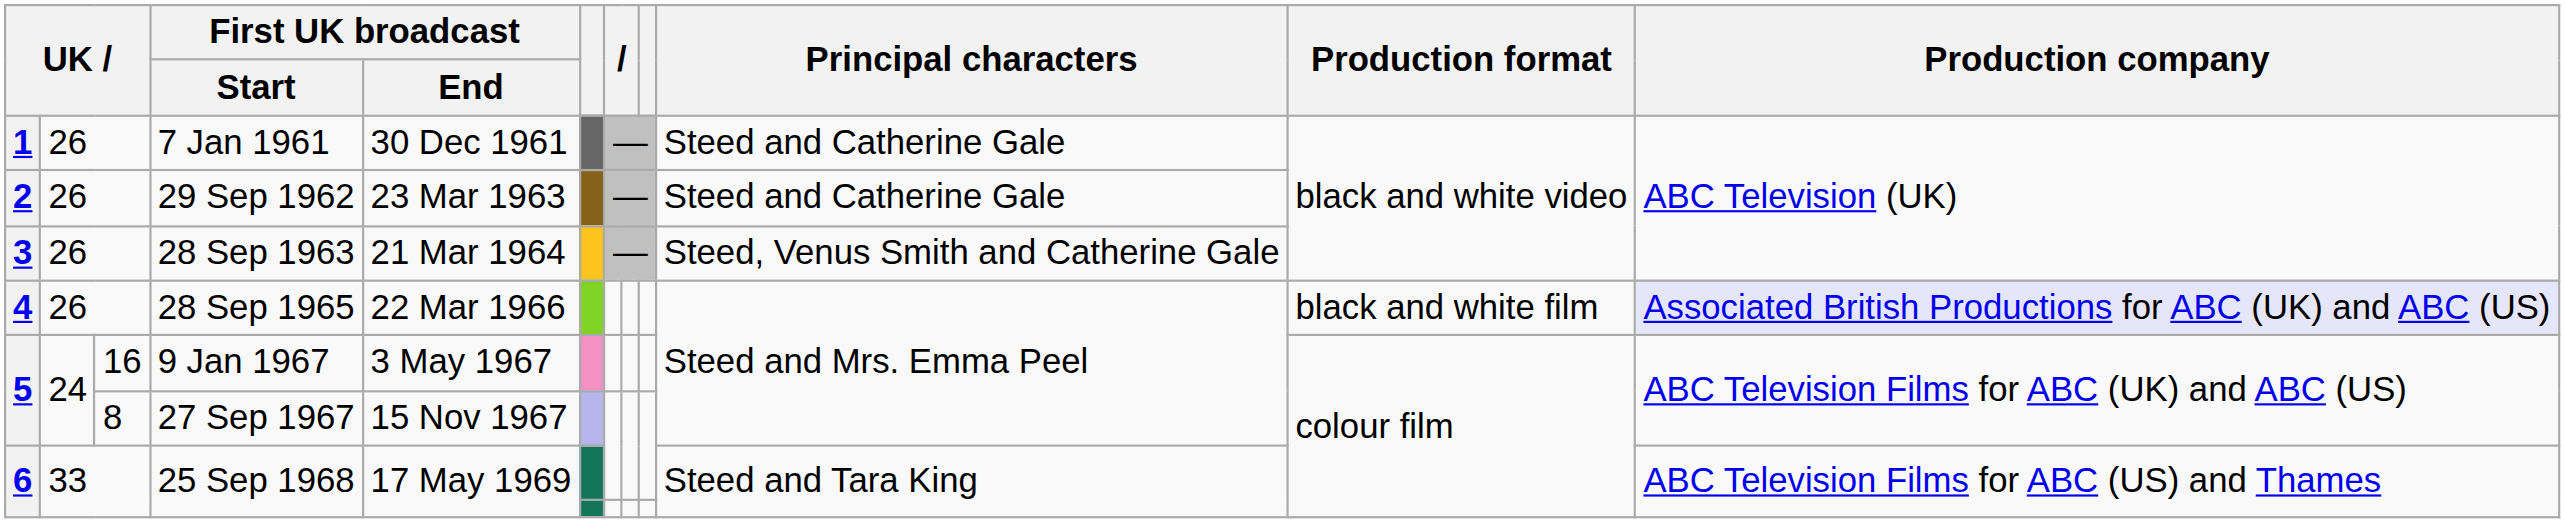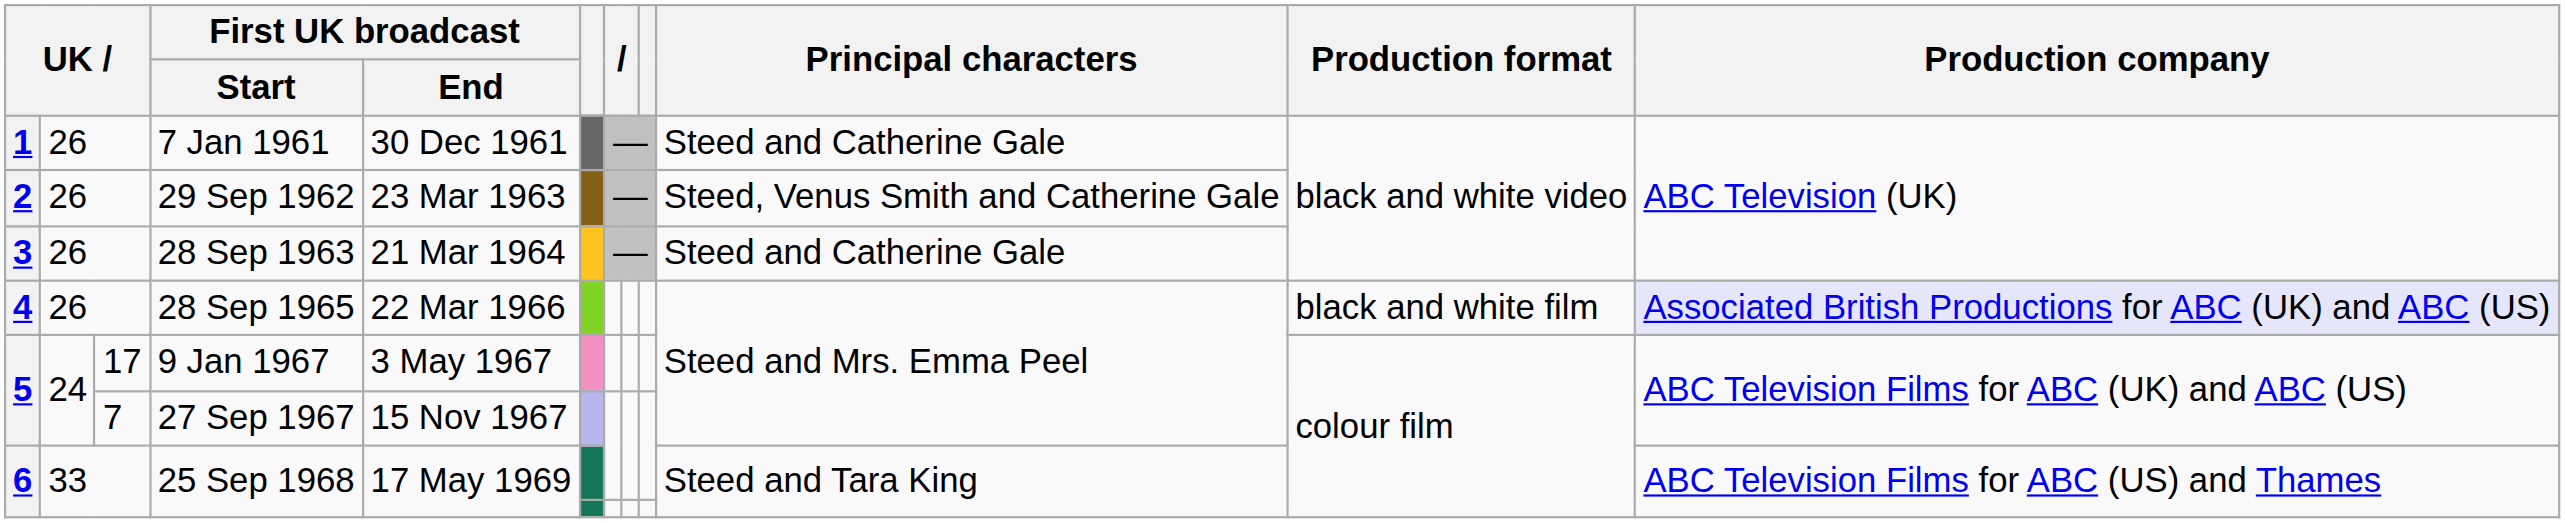(864, 197) Steed and Catherine Gale -> (972, 197) Steed, Venus Smith and Catherine Gale
(972, 252) Steed, Venus Smith and Catherine Gale -> (864, 252) Steed and Catherine Gale
(122, 362) 16 -> (122, 362) 17
(113, 417) 8 -> (113, 417) 7
